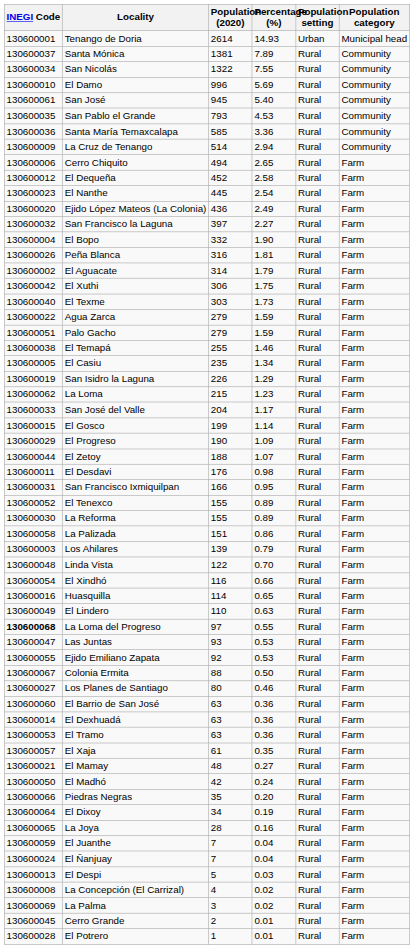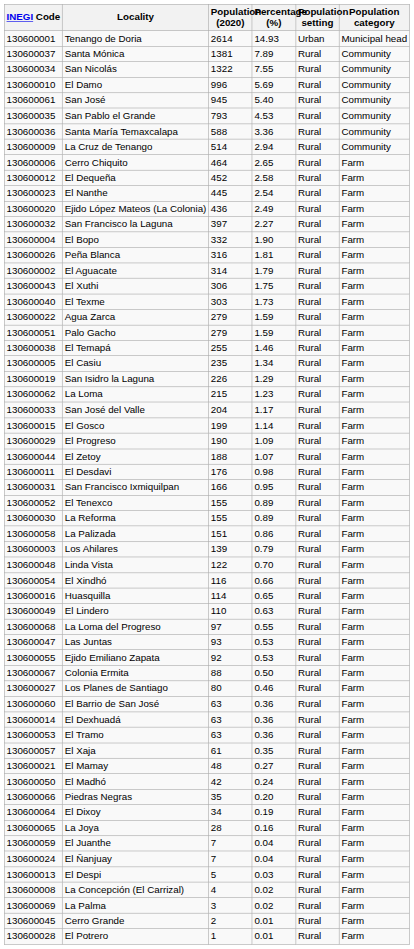(219, 131) 585 -> (219, 131) 588
(219, 162) 494 -> (219, 162) 464
(31, 286) 130600042 -> (31, 286) 130600043
(31, 626) bold -> (31, 626) normal
